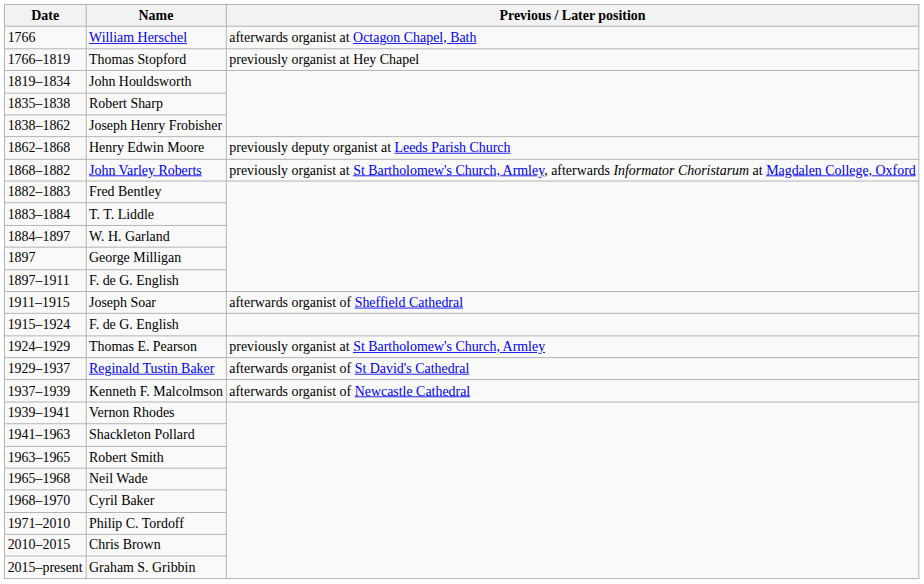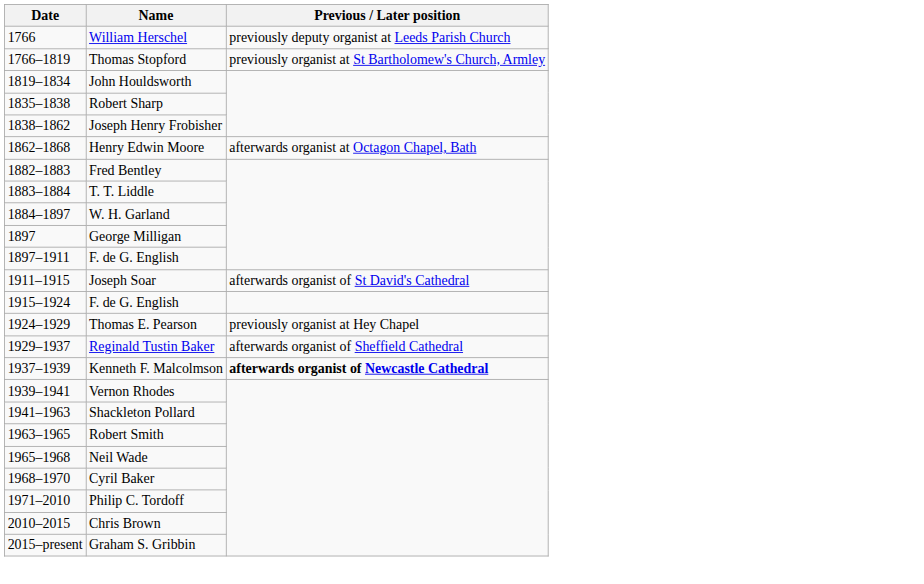(353, 37) afterwards organist at Octagon Chapel, Bath -> (370, 37) previously deputy organist at Leeds Parish Church
(324, 59) previously organist at Hey Chapel -> (387, 59) previously organist at St Bartholomew's Church, Armley
(370, 147) previously deputy organist at Leeds Parish Church -> (353, 147) afterwards organist at Octagon Chapel, Bath
- row: (39, 170)
(346, 302) afterwards organist of Sheffield Cathedral -> (349, 280) afterwards organist of St David's Cathedral
(387, 346) previously organist at St Bartholomew's Church, Armley -> (324, 324) previously organist at Hey Chapel
(349, 368) afterwards organist of St David's Cathedral -> (346, 346) afterwards organist of Sheffield Cathedral
(350, 390) normal -> (359, 368) bold
